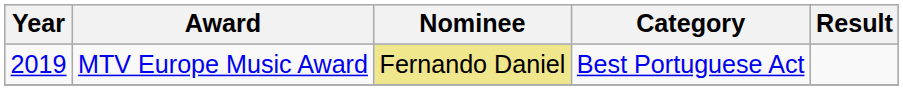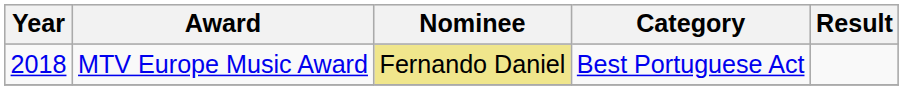(39, 64) 2019 -> (39, 64) 2018
